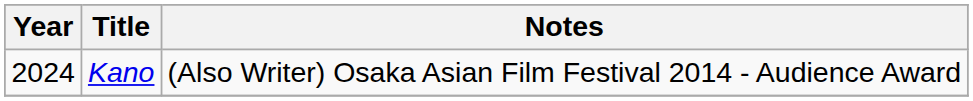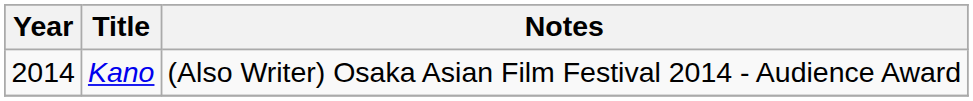(43, 72) 2024 -> (43, 72) 2014
